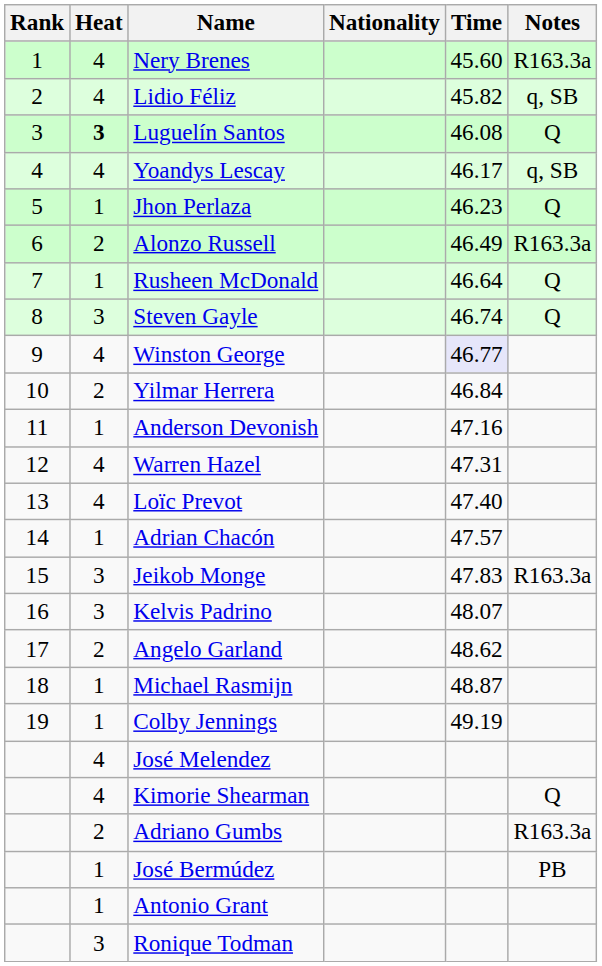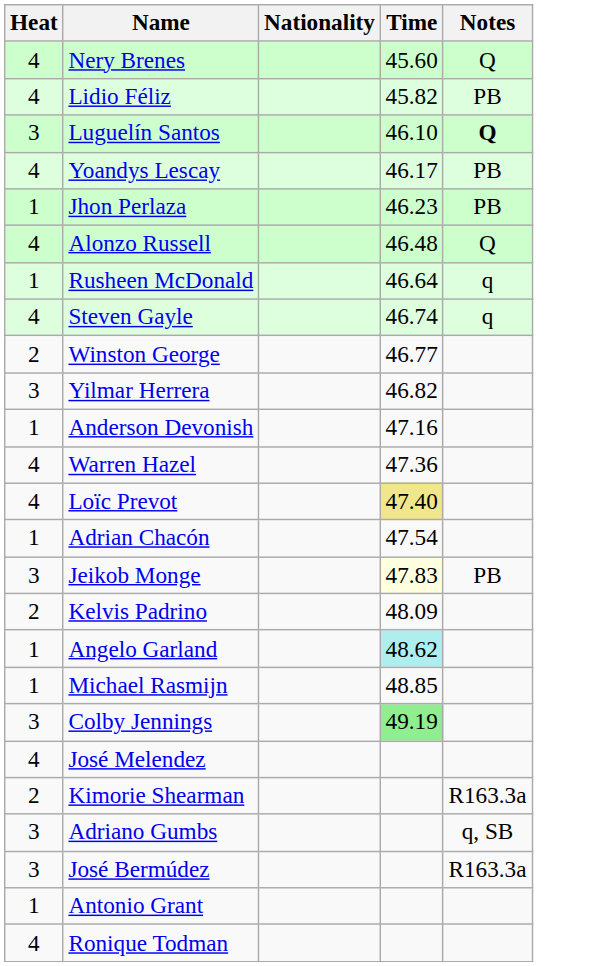- column: (37, 22)
(552, 59) R163.3a -> (488, 59) Q
(552, 96) q, SB -> (487, 96) PB
(99, 133) bold -> (34, 133) normal
(477, 133) 46.08 -> (412, 133) 46.10
(552, 133) normal -> (487, 133) bold
(552, 170) q, SB -> (487, 170) PB
(552, 206) Q -> (487, 206) PB
(99, 243) 2 -> (34, 243) 4
(477, 243) 46.49 -> (412, 243) 46.48
(552, 243) R163.3a -> (488, 243) Q
(552, 280) Q -> (488, 280) q
(99, 317) 3 -> (34, 317) 4
(552, 317) Q -> (488, 317) q
(99, 354) 4 -> (34, 354) 2
(477, 354) lavender background -> (412, 354) no background
(99, 390) 2 -> (34, 390) 3
(477, 390) 46.84 -> (412, 390) 46.82
(477, 464) 47.31 -> (412, 464) 47.36
(477, 501) no background -> (412, 501) khaki background
(477, 538) 47.57 -> (412, 538) 47.54
(477, 574) no background -> (412, 574) lightyellow background
(552, 574) R163.3a -> (487, 574) PB
(99, 611) 3 -> (34, 611) 2
(477, 611) 48.07 -> (412, 611) 48.09
(99, 648) 2 -> (34, 648) 1
(477, 648) no background -> (412, 648) paleturquoise background
(477, 685) 48.87 -> (412, 685) 48.85
(99, 721) 1 -> (34, 721) 3
(477, 721) no background -> (412, 721) lightgreen background
(99, 795) 4 -> (34, 795) 2
(552, 795) Q -> (488, 795) R163.3a
(99, 832) 2 -> (34, 832) 3
(552, 832) R163.3a -> (487, 832) q, SB
(99, 869) 1 -> (34, 869) 3
(552, 869) PB -> (488, 869) R163.3a
(99, 942) 3 -> (34, 942) 4
